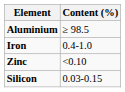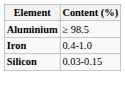- row: (17, 62)
